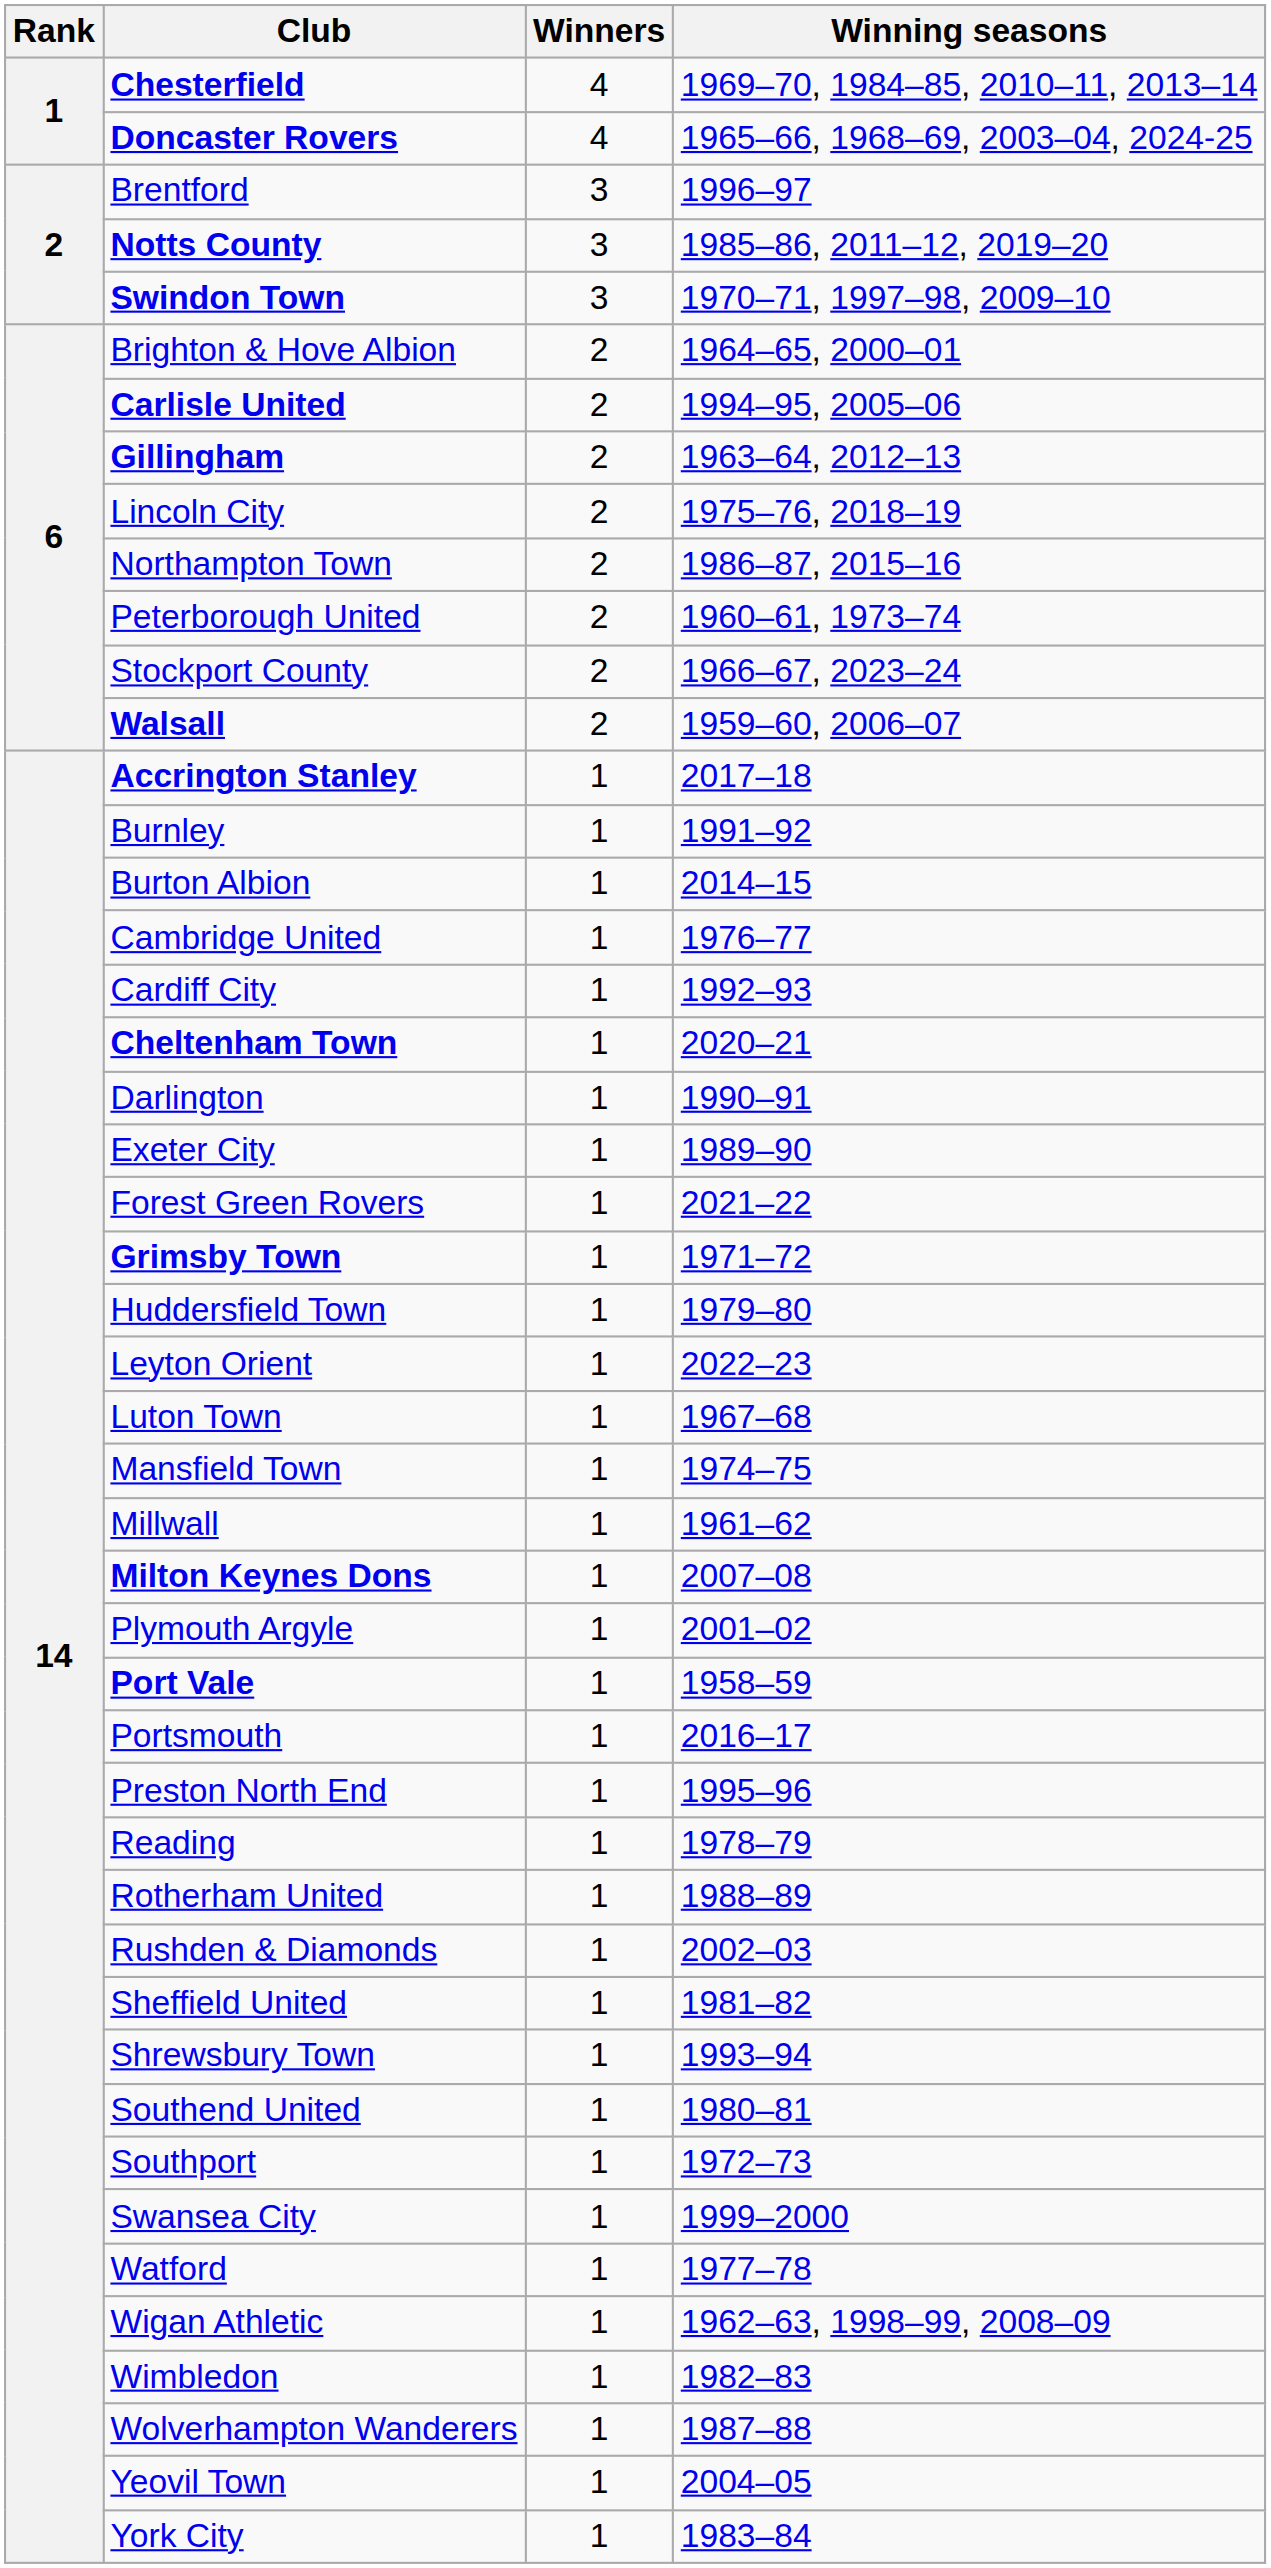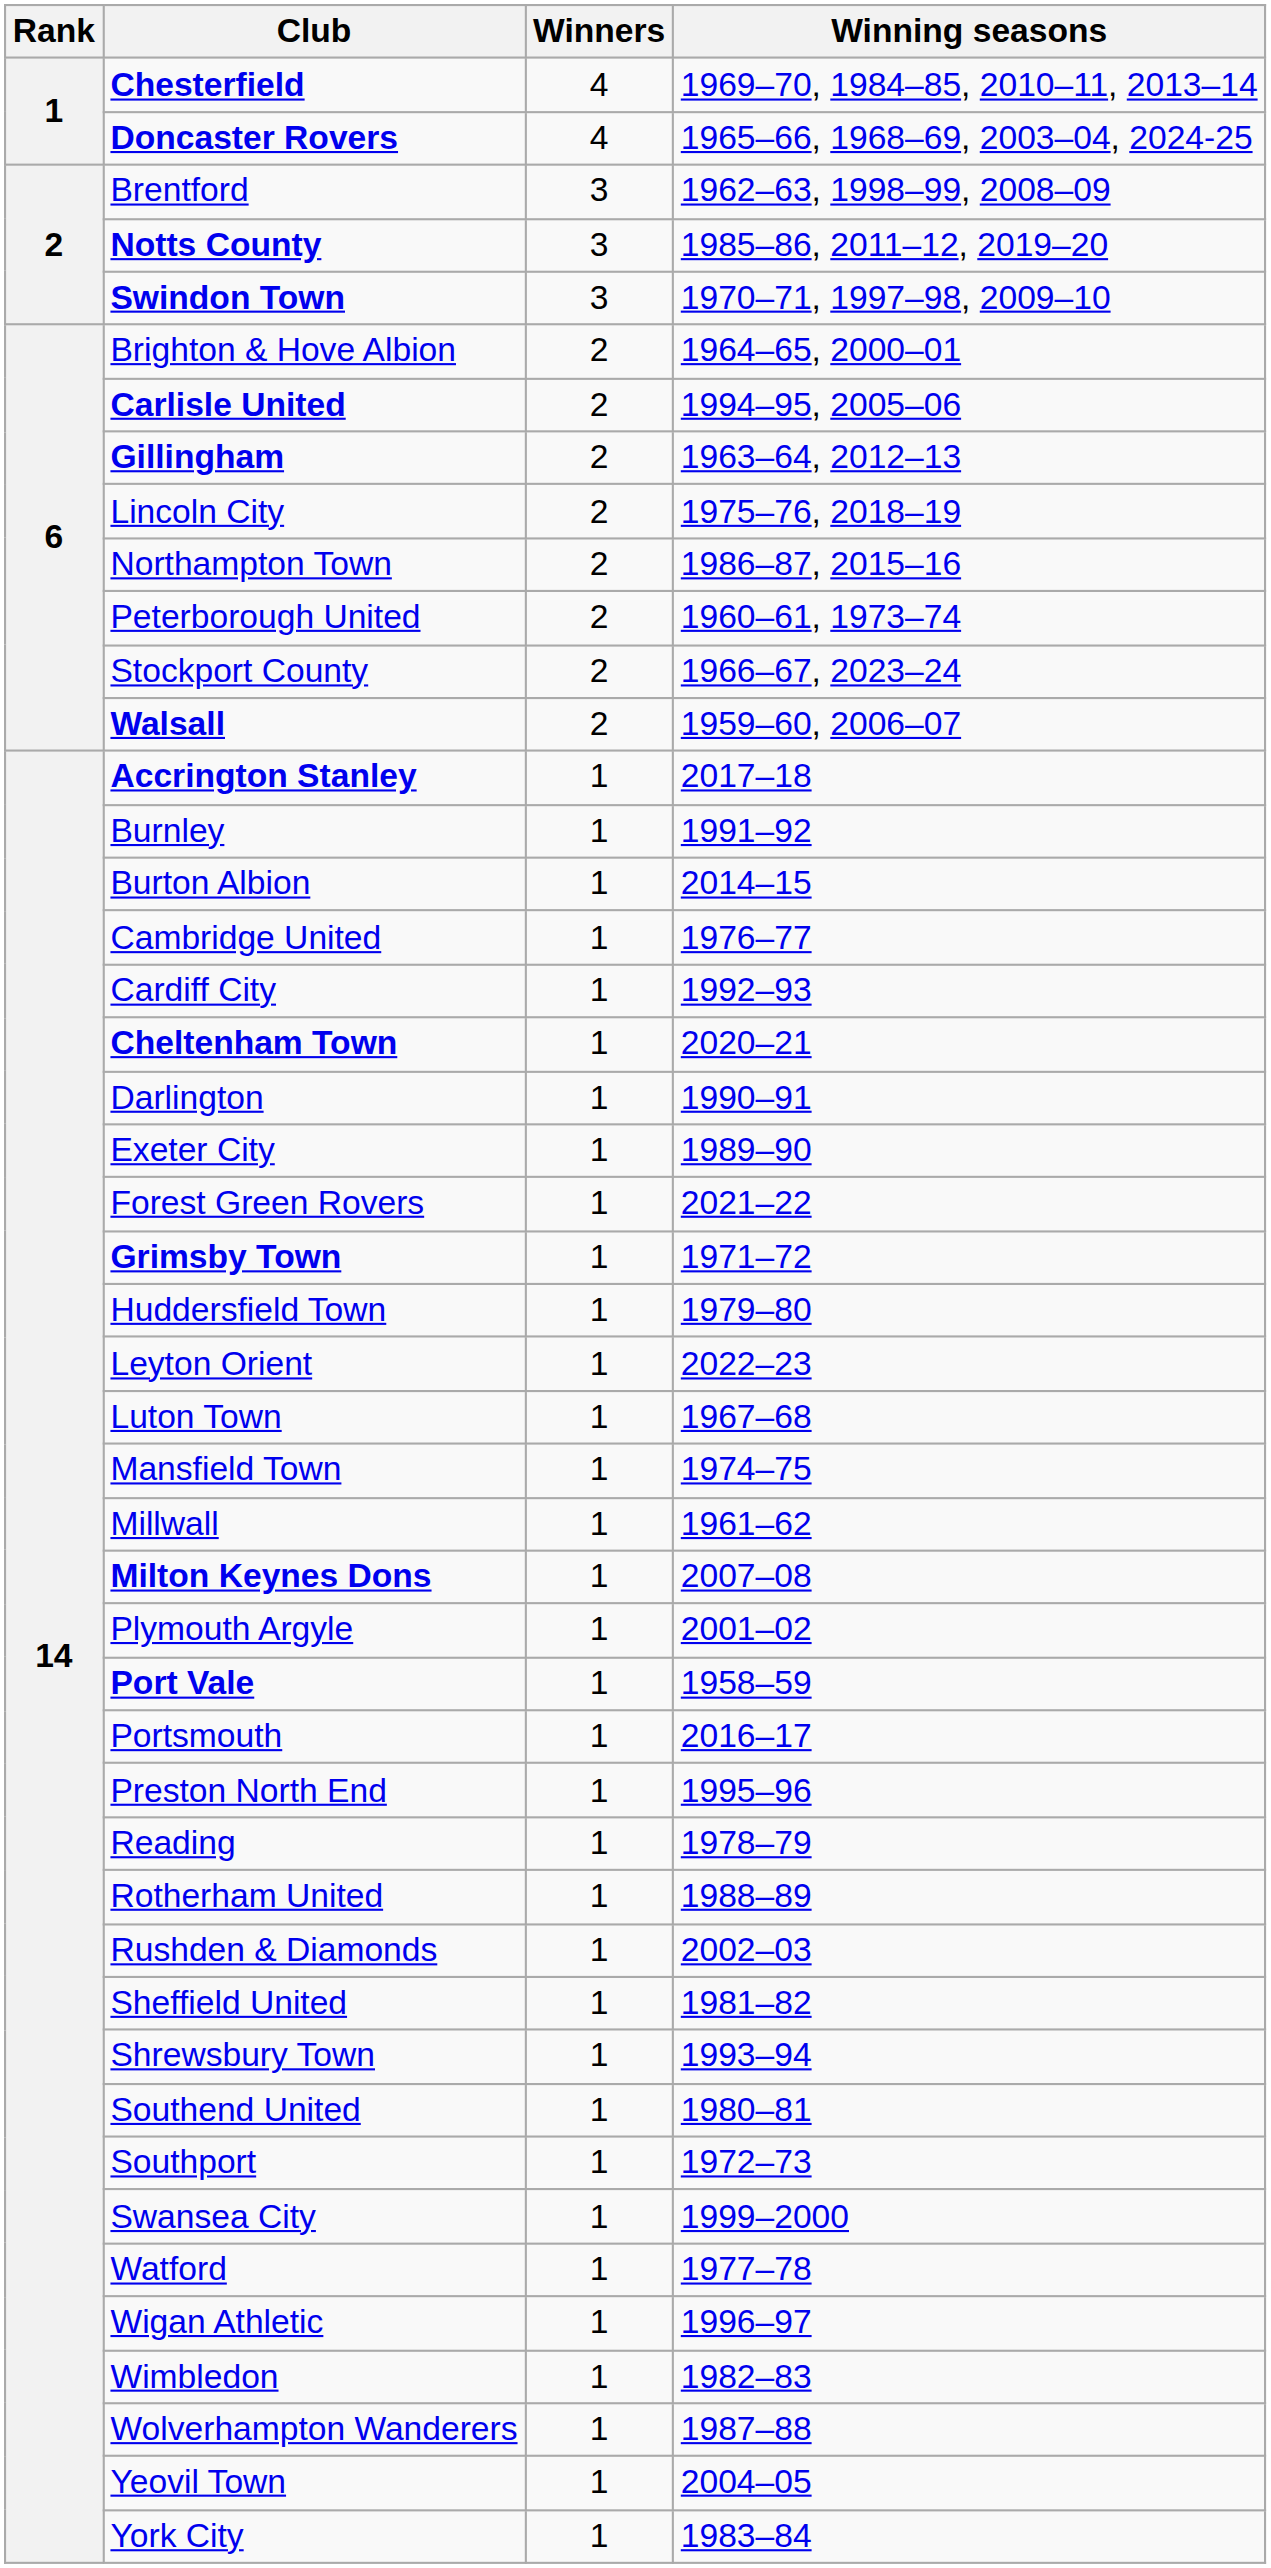(746, 191) 1996–97 -> (896, 191) 1962–63, 1998–99, 2008–09
(896, 2322) 1962–63, 1998–99, 2008–09 -> (746, 2322) 1996–97
